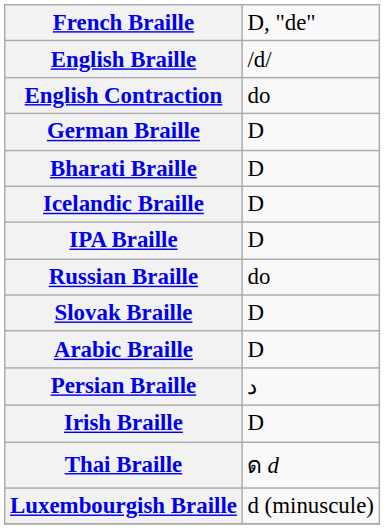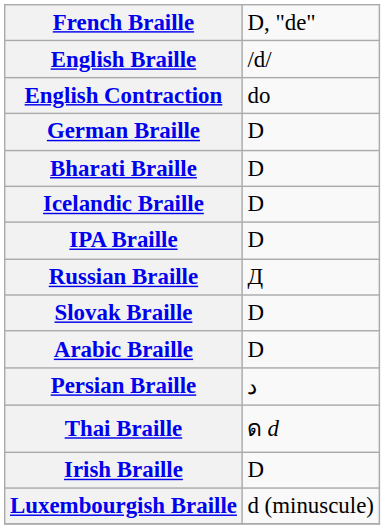(259, 276) do -> (255, 276) Д
rows swapped: (123, 423) <-> (123, 464)
